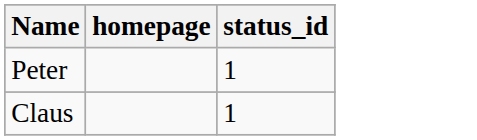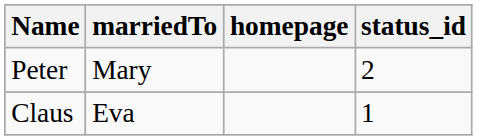+ column: (155, 26)
(230, 69) 1 -> (368, 69) 2
